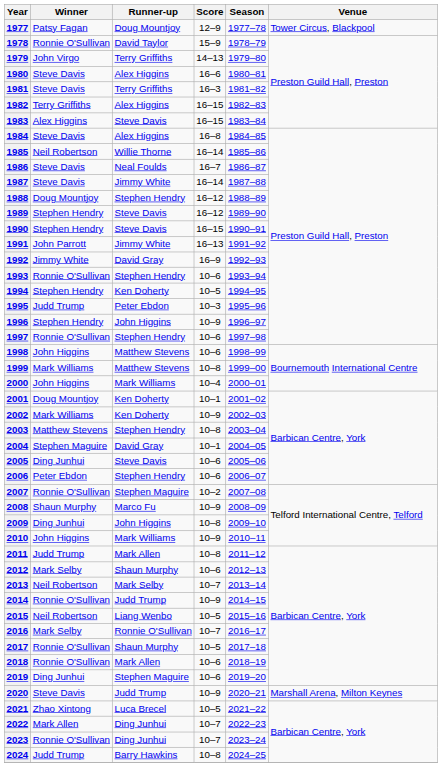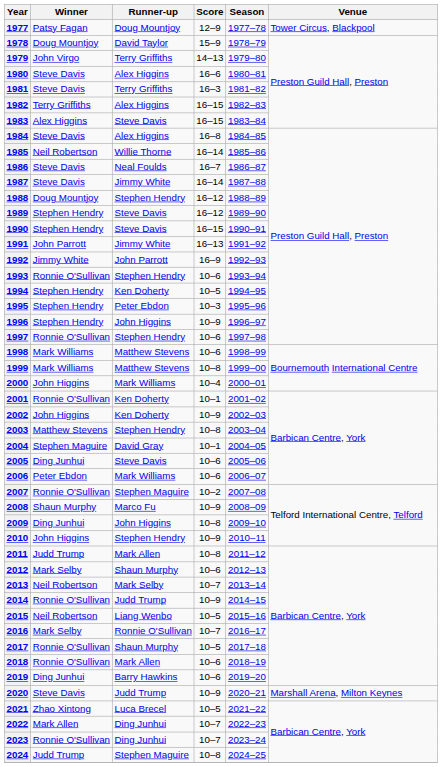(71, 43) Ronnie O'Sullivan -> (66, 43) Doug Mountjoy
(139, 259) David Gray -> (141, 259) John Parrott
(59, 306) Judd Trump -> (68, 306) Stephen Hendry
(61, 352) John Higgins -> (63, 352) Mark Williams
(66, 399) Doug Mountjoy -> (71, 399) Ronnie O'Sullivan
(63, 414) Mark Williams -> (61, 414) John Higgins
(150, 476) Stephen Hendry -> (145, 476) Mark Williams
(145, 538) Mark Williams -> (150, 538) Stephen Hendry
(152, 677) Stephen Maguire -> (146, 677) Barry Hawkins
(146, 755) Barry Hawkins -> (152, 755) Stephen Maguire
